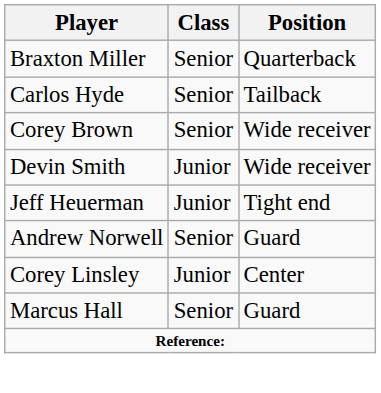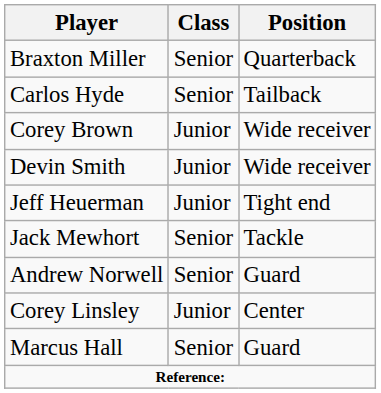(203, 130) Senior -> (202, 130) Junior
+ row: (75, 238)
